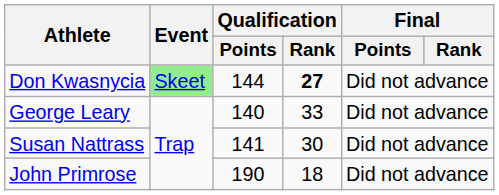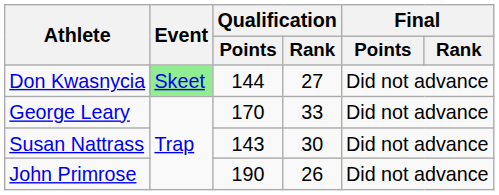(312, 81) bold -> (312, 81) normal
(248, 112) 140 -> (248, 112) 170
(248, 144) 141 -> (248, 144) 143
(312, 175) 18 -> (312, 175) 26
